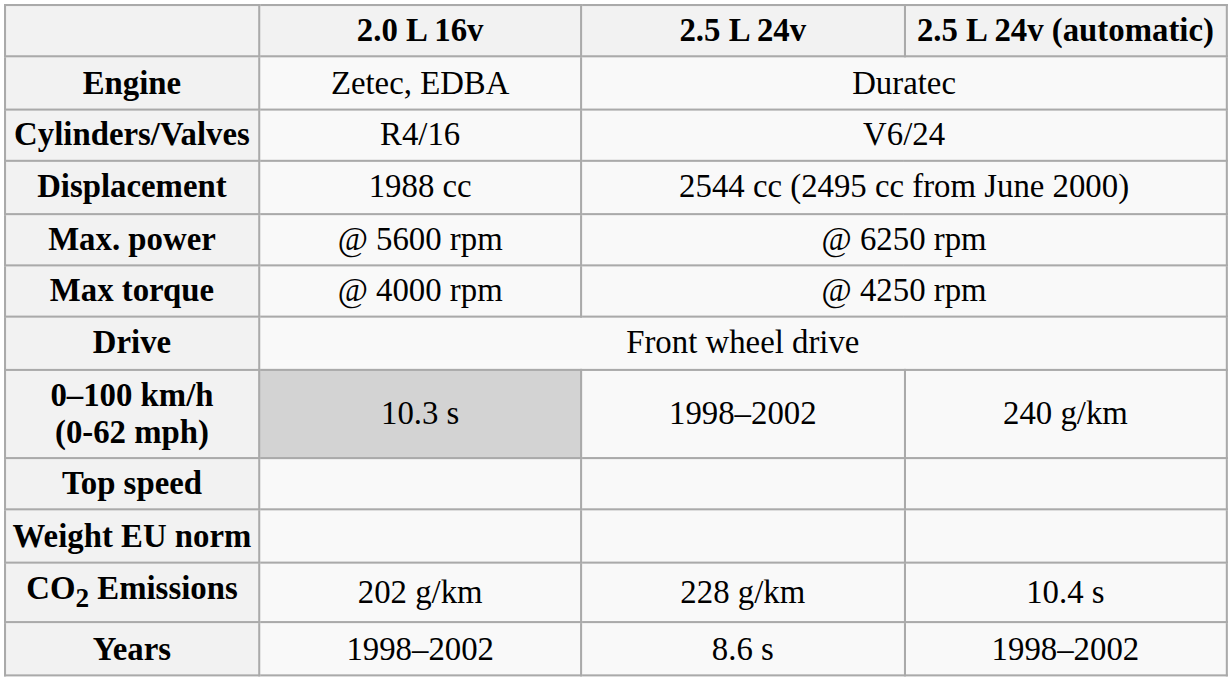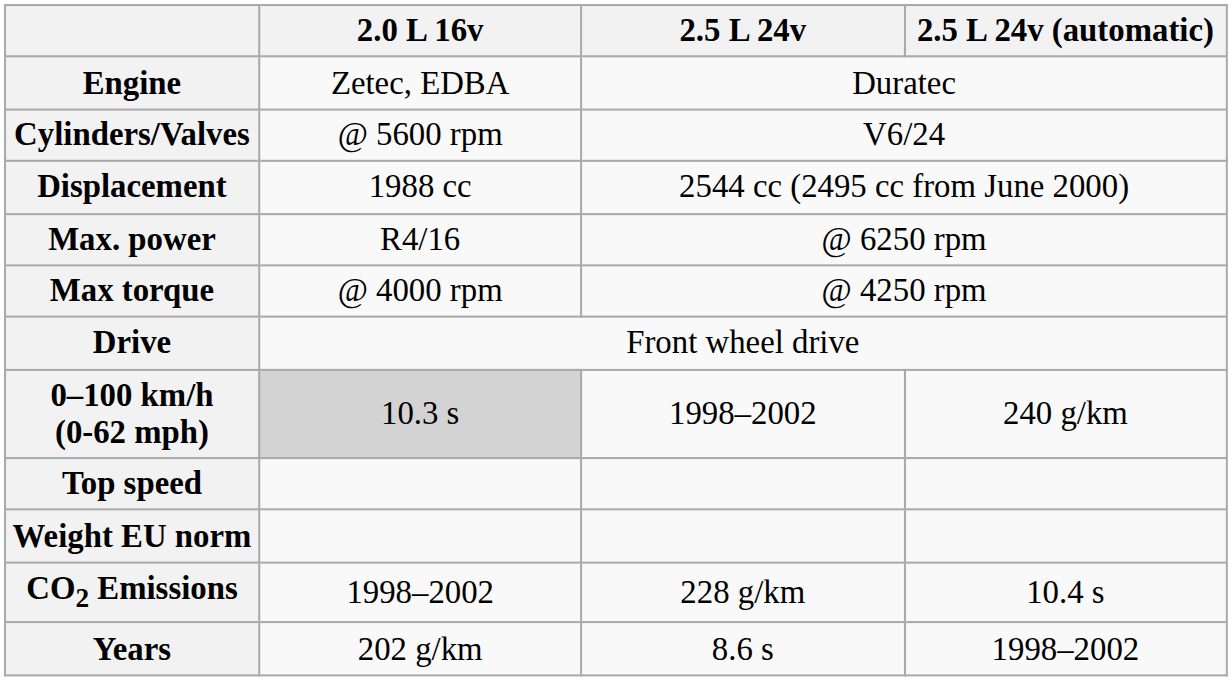(420, 134) R4/16 -> (420, 134) @ 5600 rpm
(420, 238) @ 5600 rpm -> (420, 238) R4/16
(420, 591) 202 g/km -> (420, 591) 1998–2002
(420, 648) 1998–2002 -> (420, 648) 202 g/km
